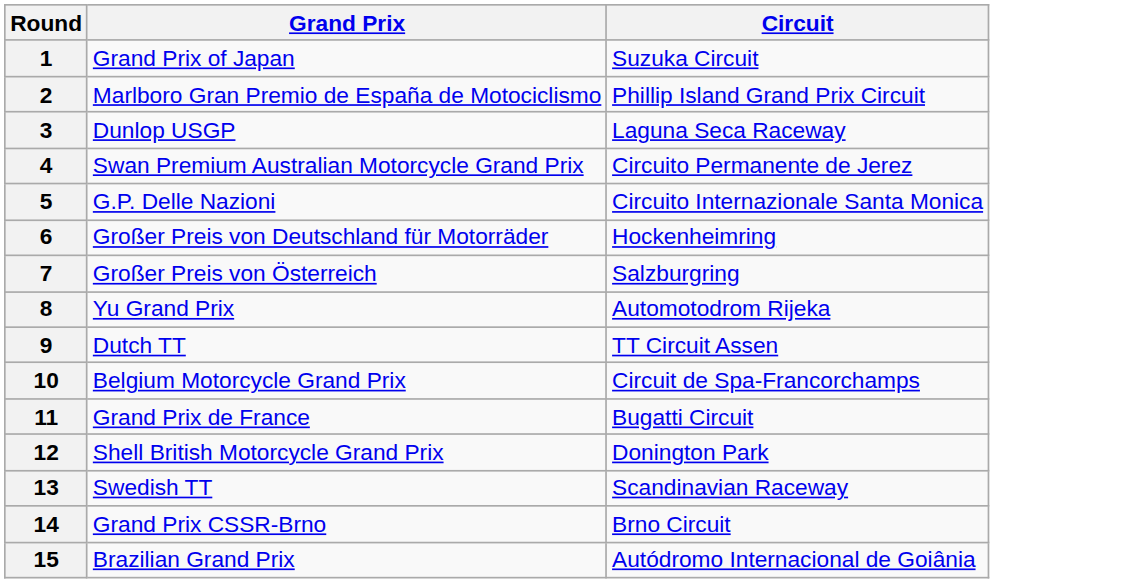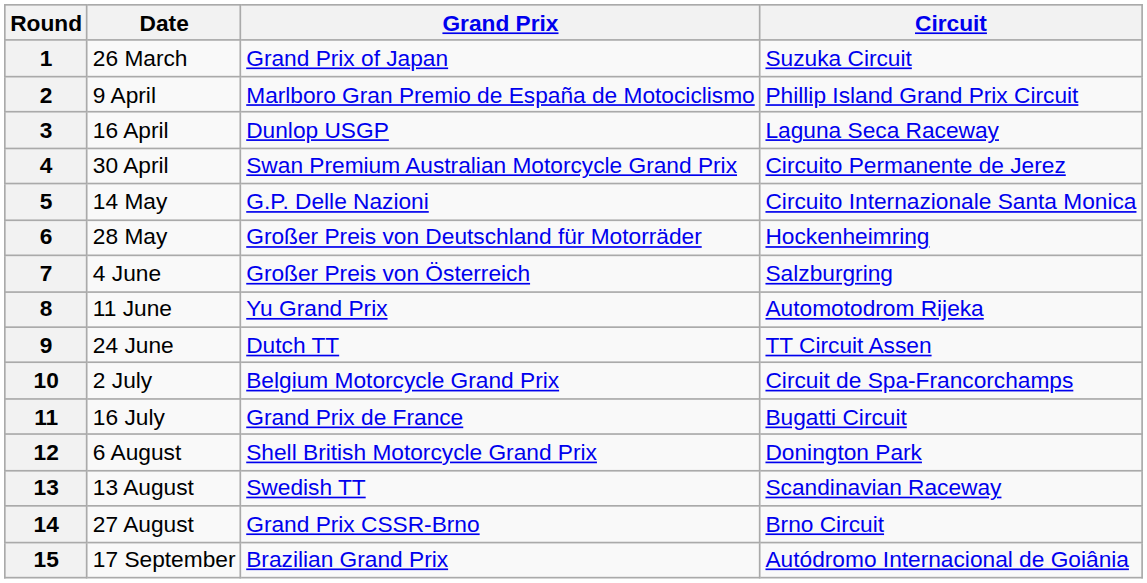+ column: (164, 22)
